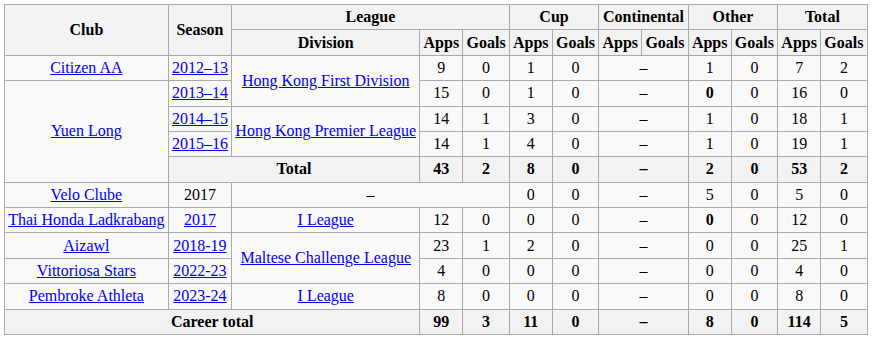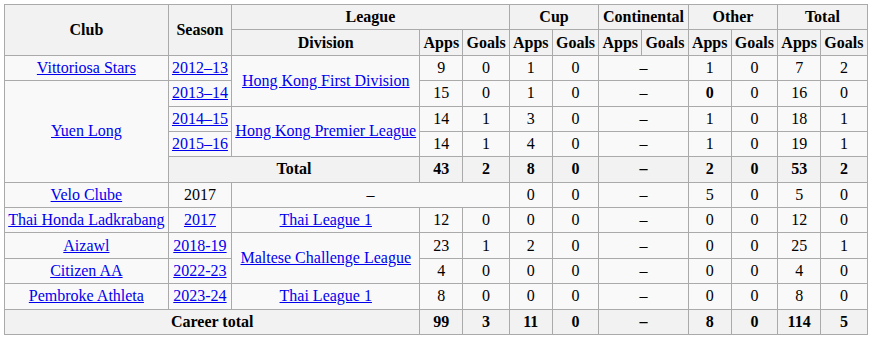(86, 67) Citizen AA -> (86, 67) Vittoriosa Stars
(326, 220) I League -> (326, 220) Thai League 1
(710, 220) bold -> (710, 220) normal
(86, 270) Vittoriosa Stars -> (86, 270) Citizen AA
(326, 296) I League -> (326, 296) Thai League 1
